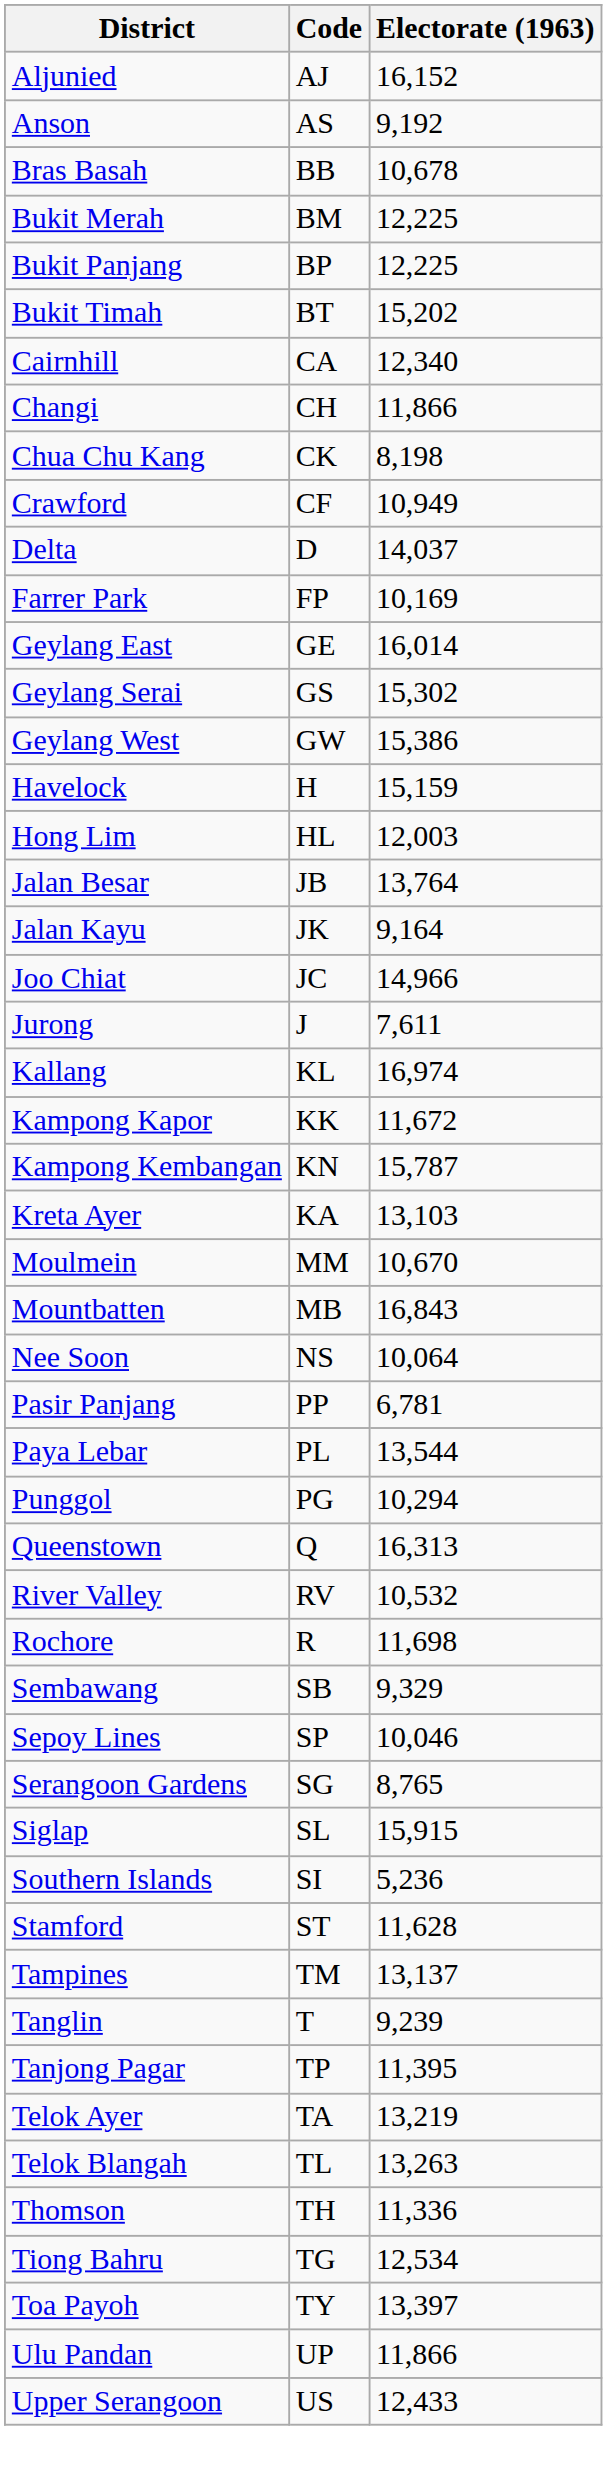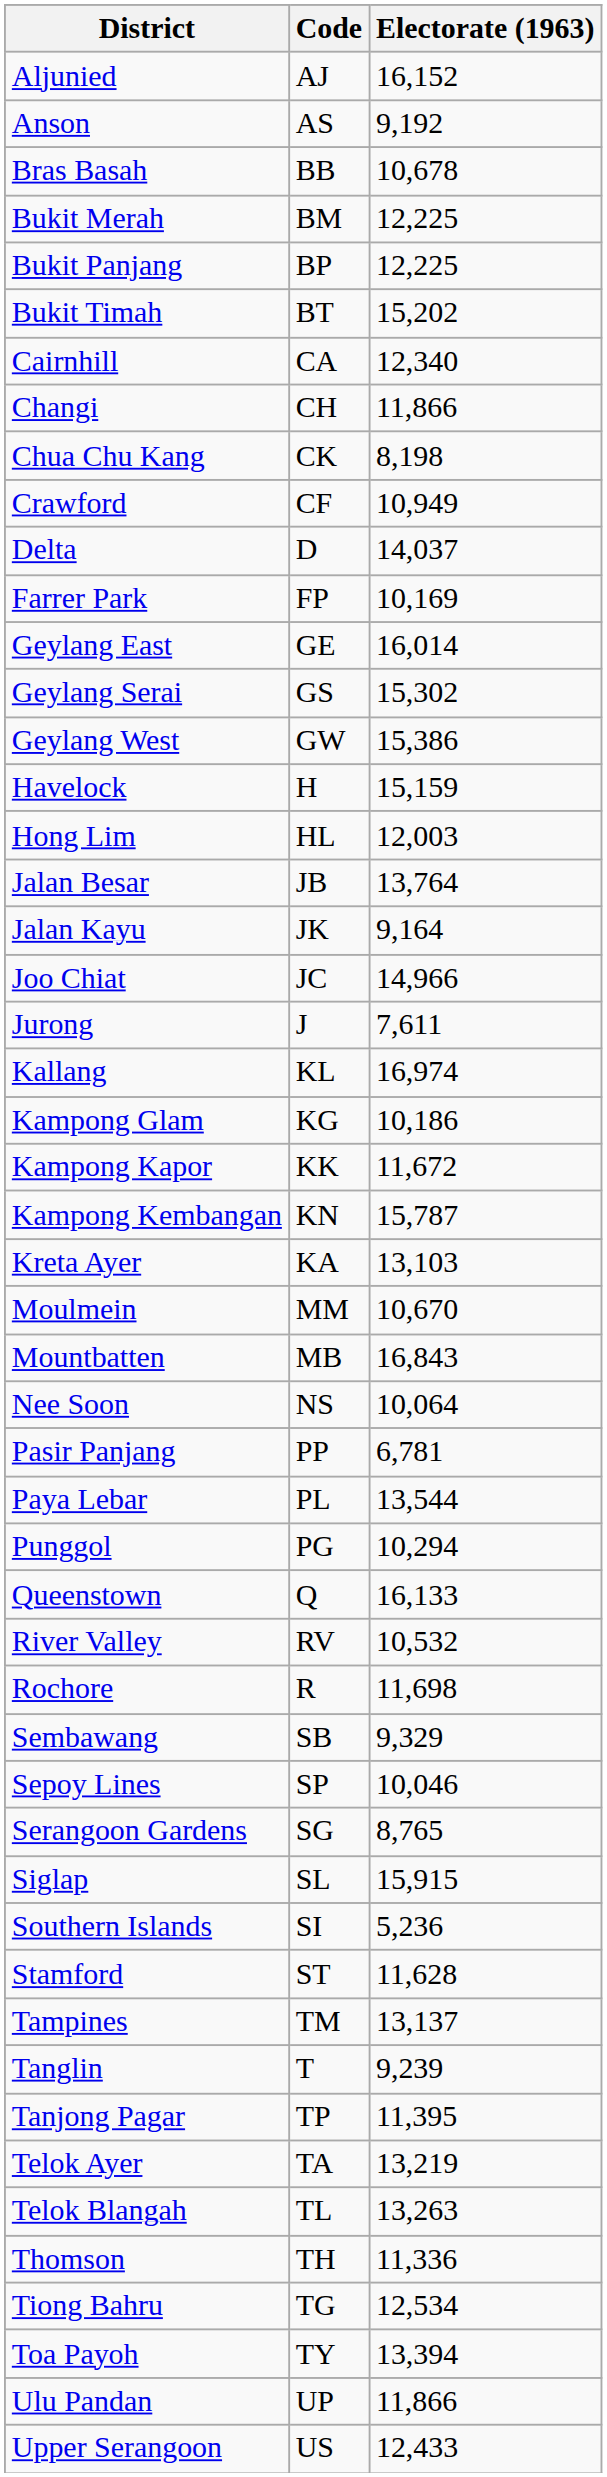+ row: (108, 1119)
(417, 1546) 16,313 -> (417, 1594) 16,133
(417, 2305) 13,397 -> (417, 2353) 13,394
